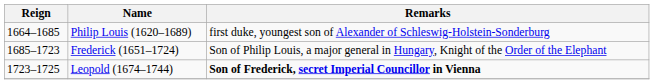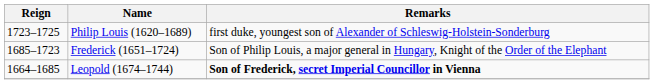(33, 32) 1664–1685 -> (33, 32) 1723–1725
(33, 69) 1723–1725 -> (33, 69) 1664–1685
